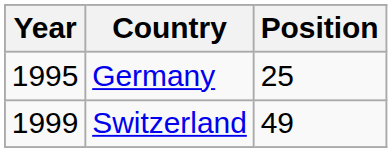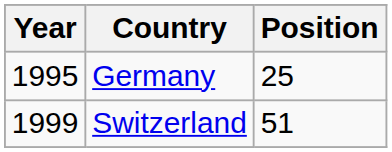(277, 123) 49 -> (277, 123) 51
